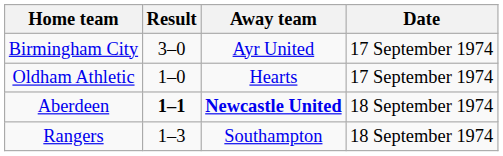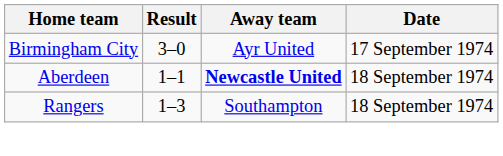- row: (73, 77)
(172, 106) bold -> (172, 77) normal
